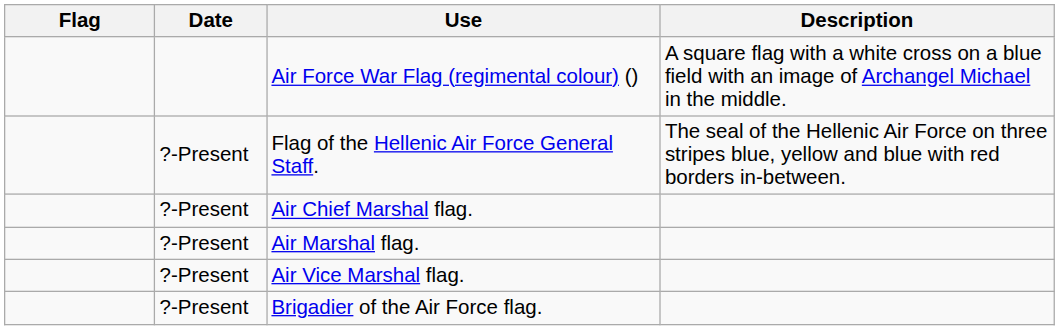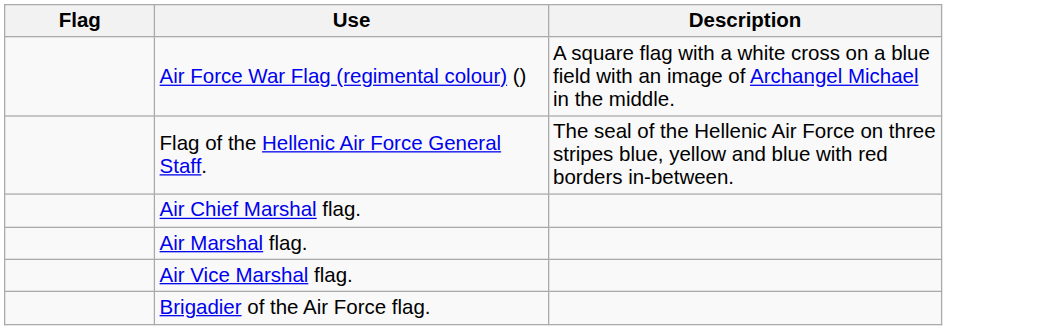- column: (211, 20)
